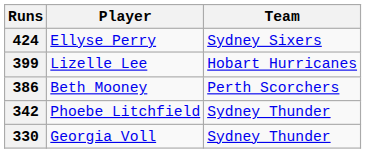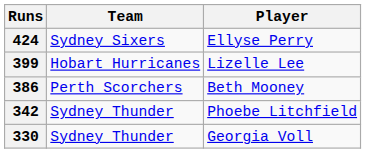columns swapped: (125, 17) <-> (282, 17)
